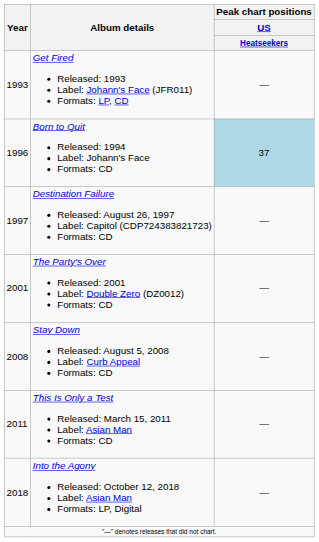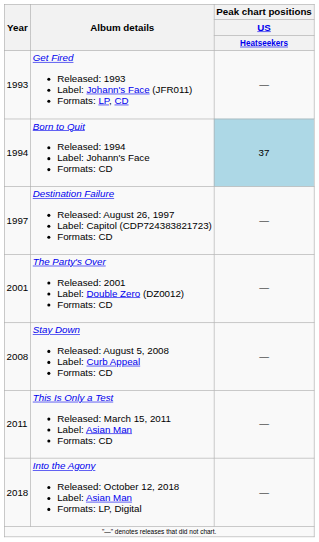(17, 152) 1996 -> (17, 152) 1994
